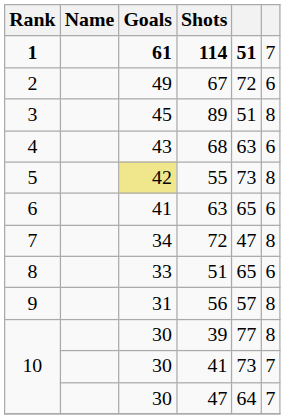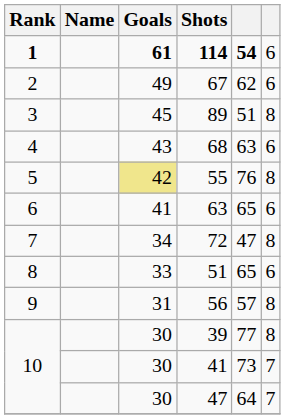(246, 51) 51 -> (246, 51) 54
(270, 51) 7 -> (270, 51) 6
(246, 83) 72 -> (246, 83) 62
(246, 177) 73 -> (246, 177) 76
